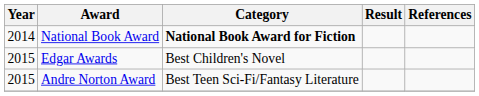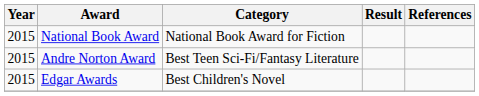(21, 36) 2014 -> (21, 36) 2015
(260, 36) bold -> (255, 36) normal
rows swapped: (98, 79) <-> (79, 58)
